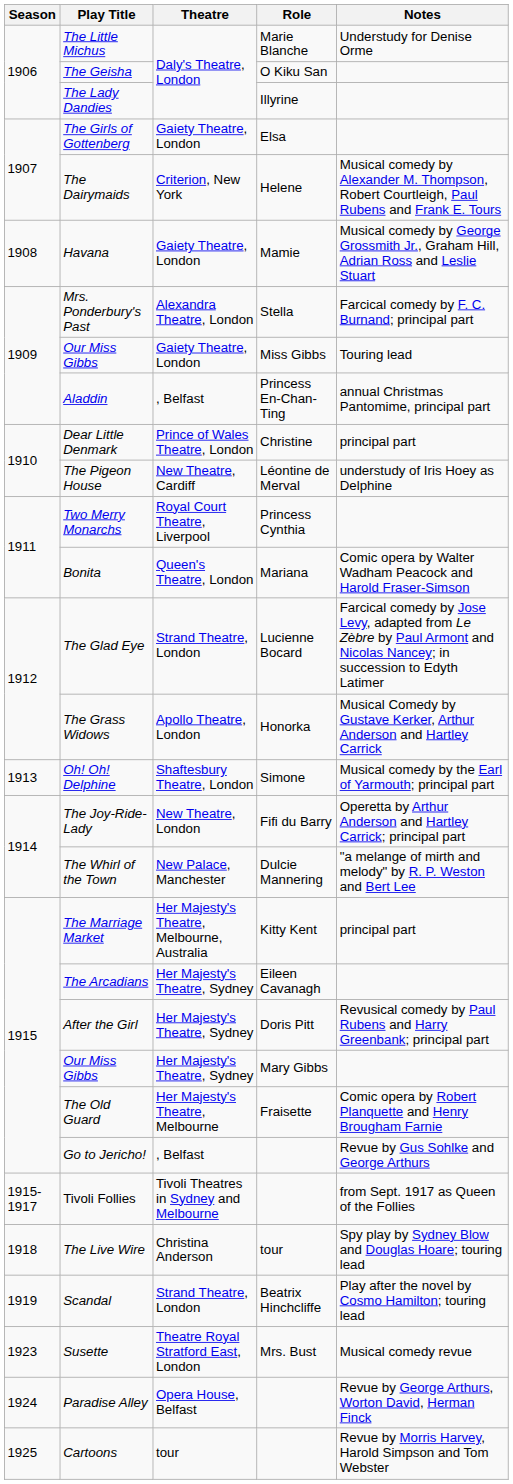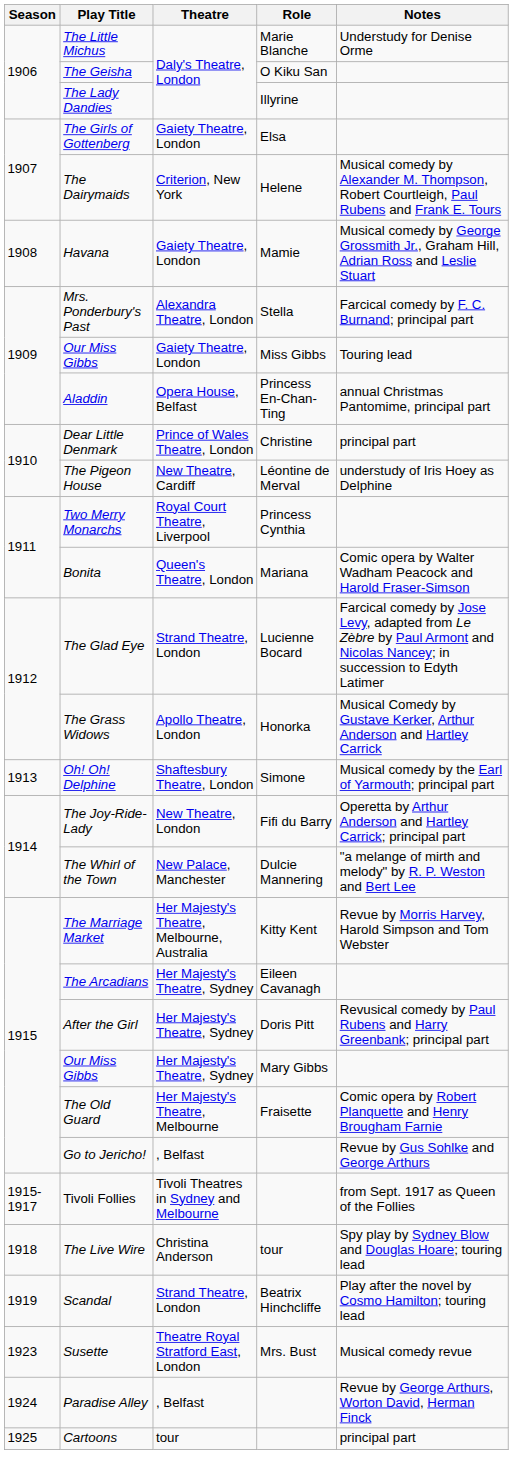(180, 398) , Belfast -> (197, 398) Opera House, Belfast
(378, 930) principal part -> (414, 930) Revue by Morris Harvey, Harold Simpson and Tom Webster
(197, 1402) Opera House, Belfast -> (180, 1402) , Belfast
(414, 1453) Revue by Morris Harvey, Harold Simpson and Tom Webster -> (378, 1438) principal part
